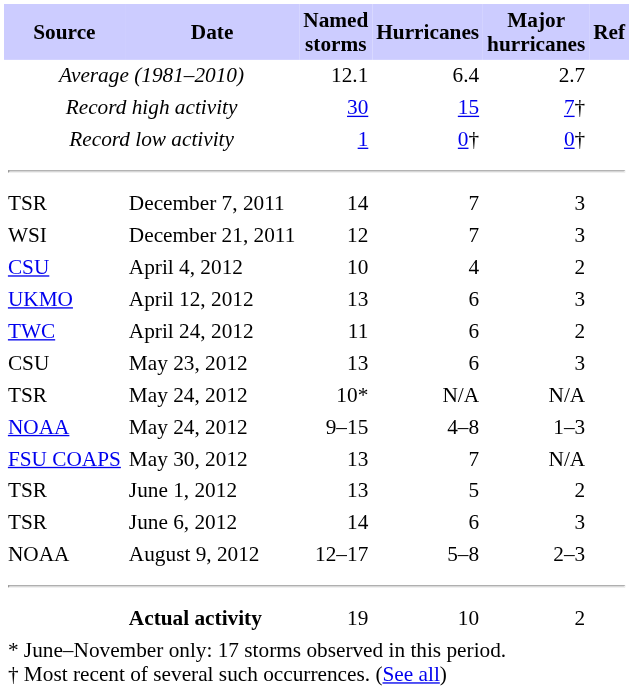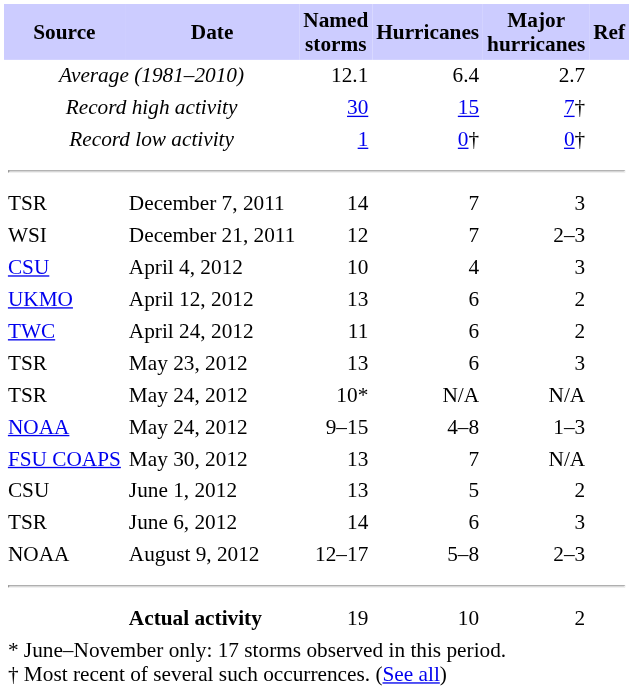(580, 235) 3 -> (569, 235) 2–3
(580, 267) 2 -> (580, 267) 3
(580, 299) 3 -> (580, 299) 2
(29, 362) CSU -> (27, 362) TSR
(27, 490) TSR -> (29, 490) CSU
